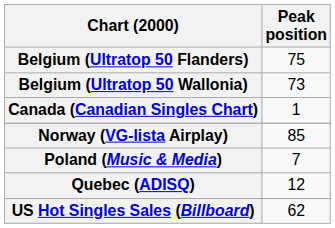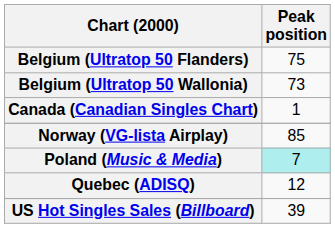(296, 160) no background -> (296, 160) paleturquoise background
(296, 210) 62 -> (296, 210) 39
